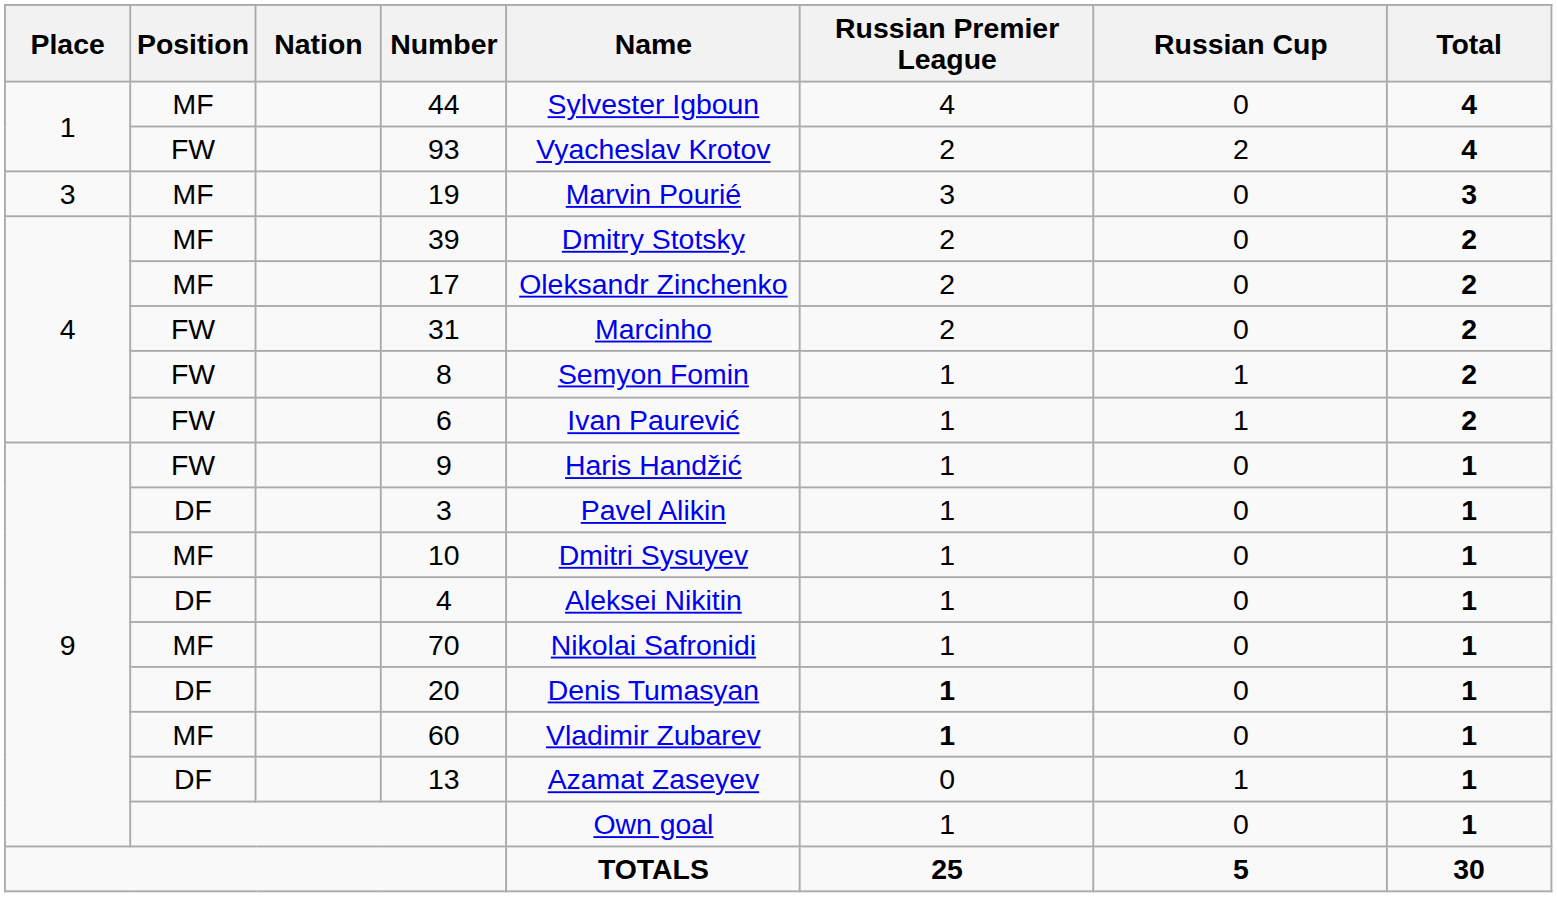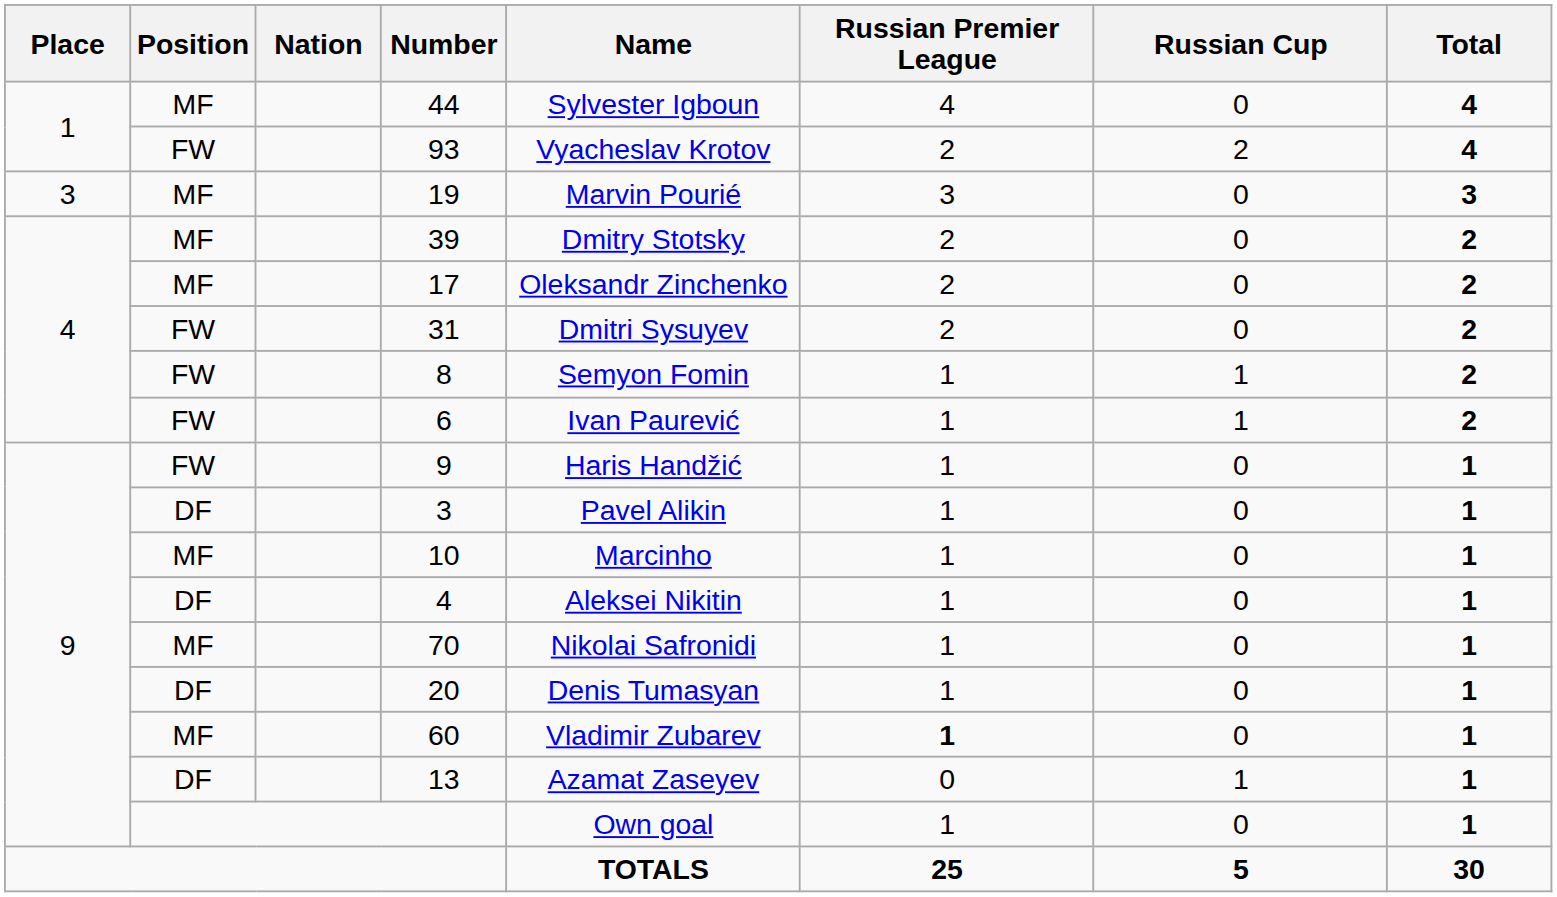(653, 329) Marcinho -> (653, 329) Dmitri Sysuyev
(653, 554) Dmitri Sysuyev -> (653, 554) Marcinho
(947, 689) bold -> (947, 689) normal
